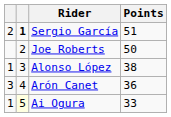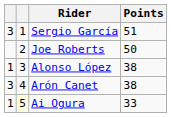(10, 32) 2 -> (10, 32) 3
(23, 32) bold -> (23, 32) normal
(130, 86) 36 -> (130, 86) 38
